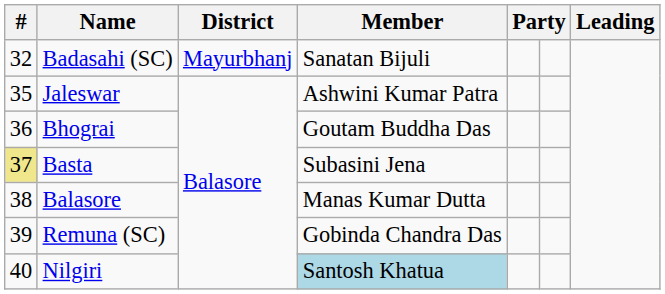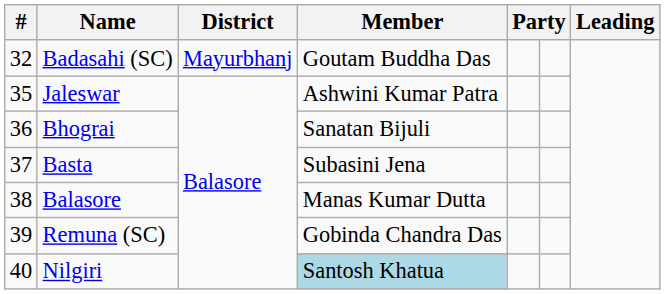(367, 57) Sanatan Bijuli -> (397, 57) Goutam Buddha Das
(397, 128) Goutam Buddha Das -> (367, 128) Sanatan Bijuli
(21, 164) khaki background -> (21, 164) no background
